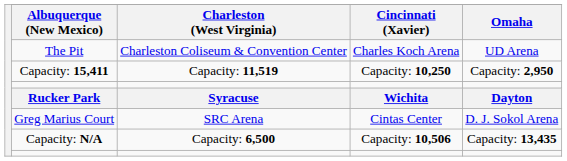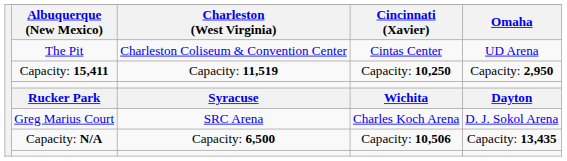(406, 50) Charles Koch Arena -> (406, 50) Cintas Center
(406, 118) Cintas Center -> (406, 118) Charles Koch Arena
